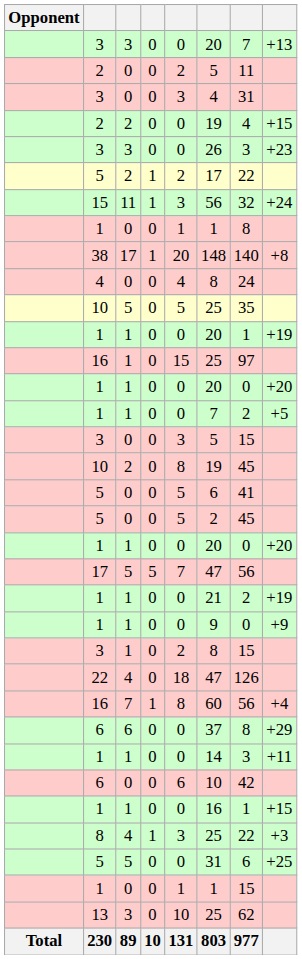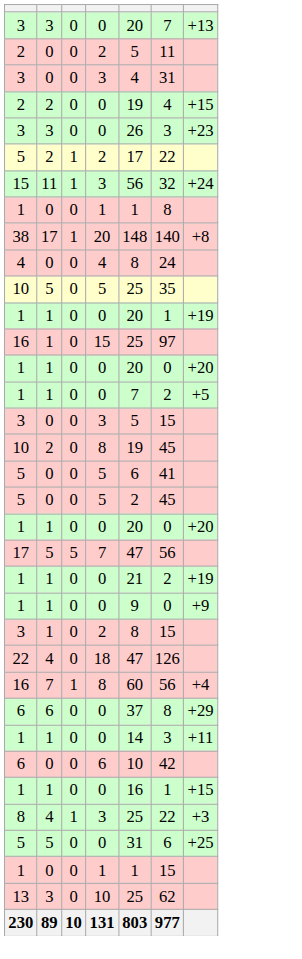- column: (44, 17)
